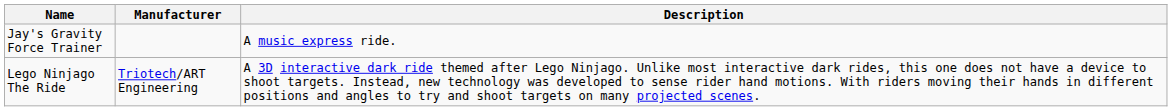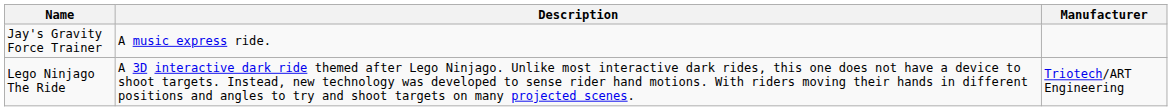columns swapped: (178, 14) <-> (704, 14)
